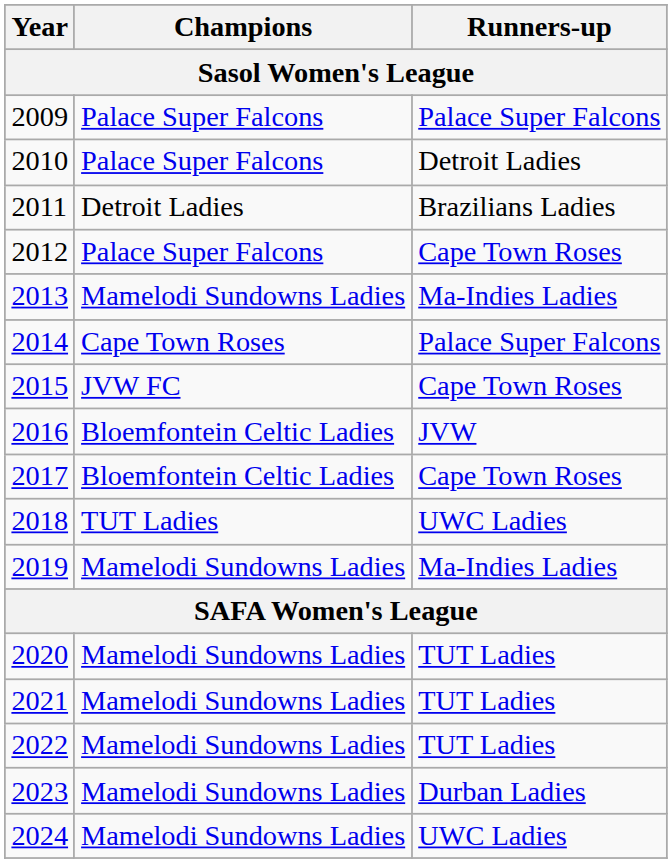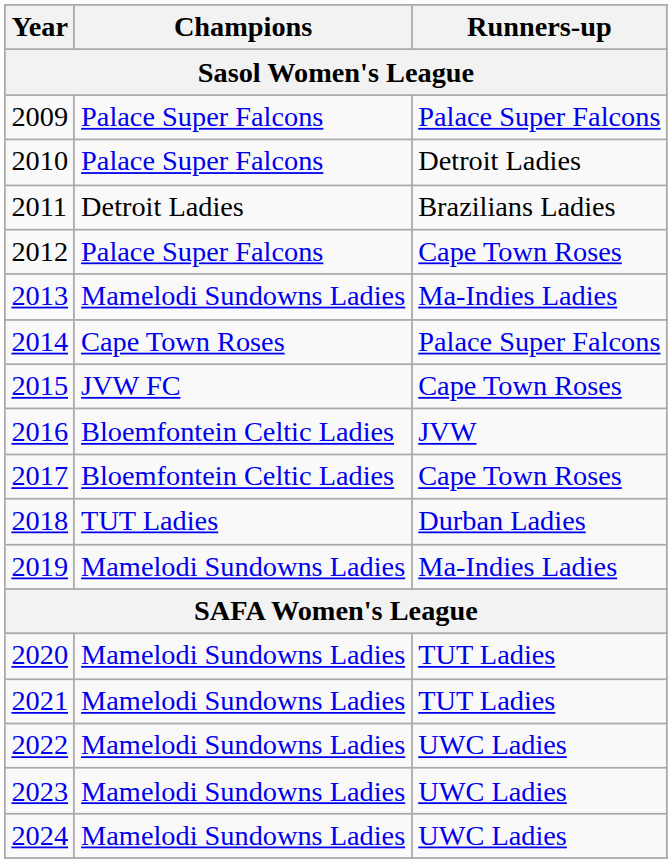(493, 521) UWC Ladies -> (502, 521) Durban Ladies
(487, 745) TUT Ladies -> (493, 745) UWC Ladies
(502, 790) Durban Ladies -> (493, 790) UWC Ladies
